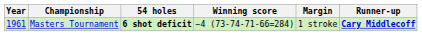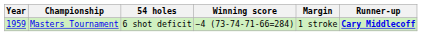(16, 24) 1961 -> (16, 24) 1959
(157, 24) bold -> (157, 24) normal
